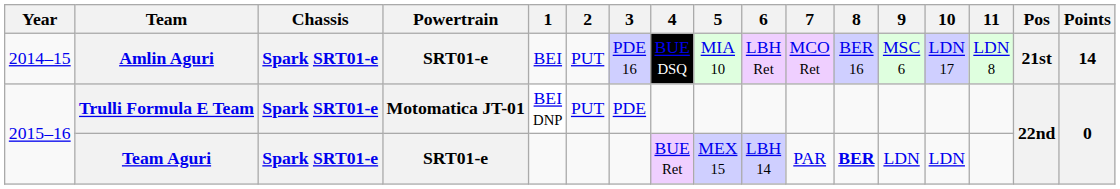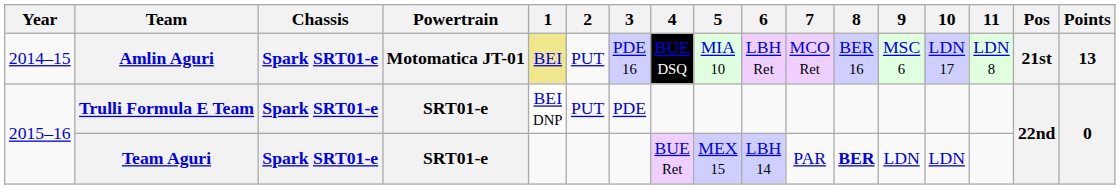(456, 58) SRT01-e -> (456, 58) Motomatica JT-01
(548, 58) no background -> (548, 58) khaki background
(1087, 58) 14 -> (1087, 58) 13
(456, 108) Motomatica JT-01 -> (456, 108) SRT01-e
